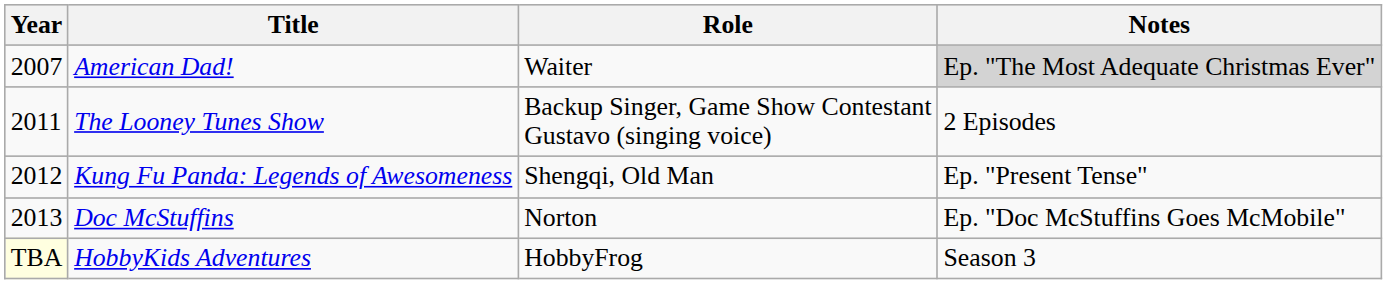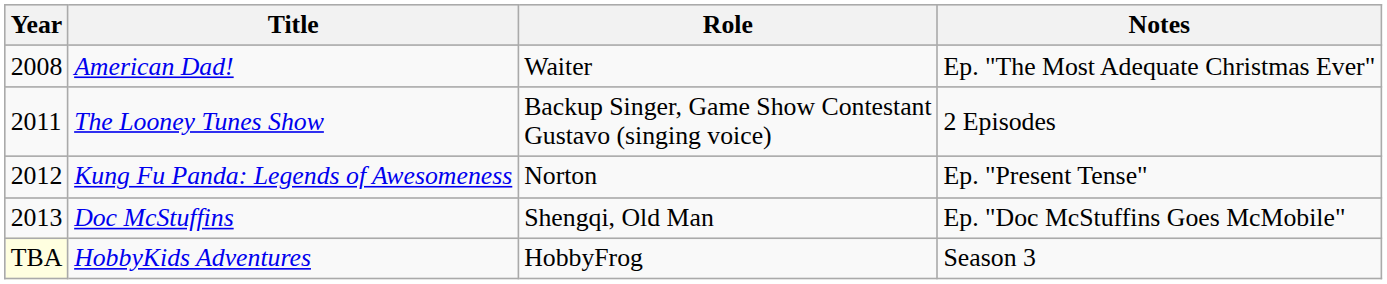(37, 65) 2007 -> (37, 65) 2008
(1159, 65) lightgrey background -> (1159, 65) no background
(619, 176) Shengqi, Old Man -> (561, 176) Norton
(561, 217) Norton -> (619, 217) Shengqi, Old Man
